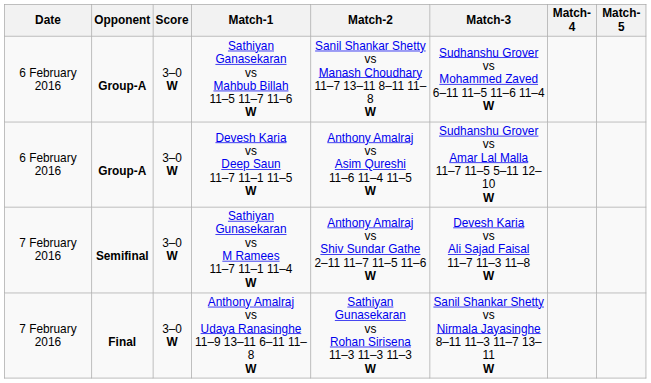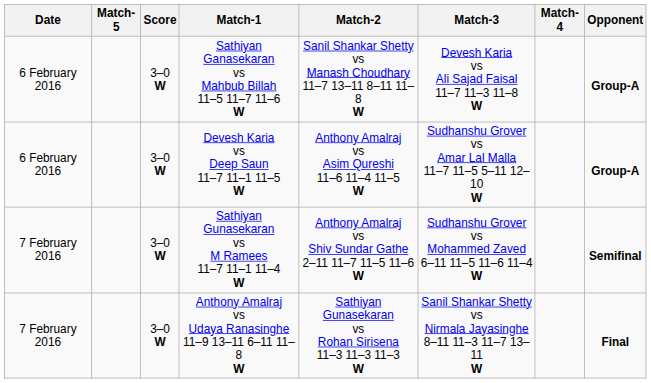columns swapped: (122, 20) <-> (621, 20)
(489, 79) Sudhanshu Grover vs Mohammed Zaved 6–11 11–5 11–6 11–4 W -> (477, 79) Devesh Karia vs Ali Sajad Faisal 11–7 11–3 11–8 W
(489, 250) Devesh Karia vs Ali Sajad Faisal 11–7 11–3 11–8 W -> (477, 250) Sudhanshu Grover vs Mohammed Zaved 6–11 11–5 11–6 11–4 W
